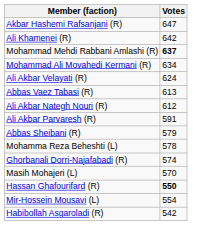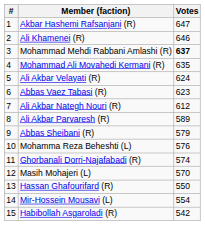+ column: (11, 11)
(169, 38) 642 -> (183, 38) 646
(169, 65) 634 -> (183, 65) 635
(169, 92) 613 -> (183, 92) 623
(169, 119) 591 -> (183, 119) 589
(169, 146) 578 -> (183, 146) 576
(169, 186) bold -> (183, 186) normal
